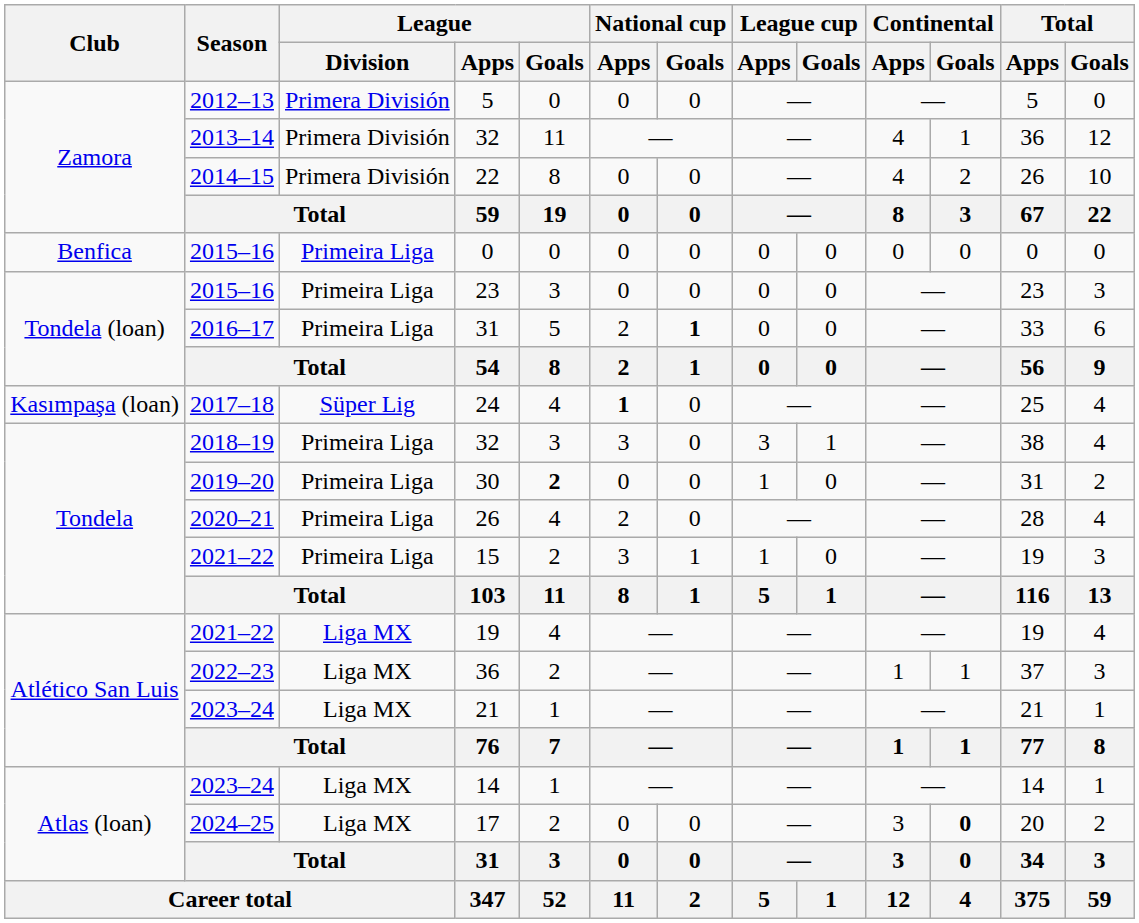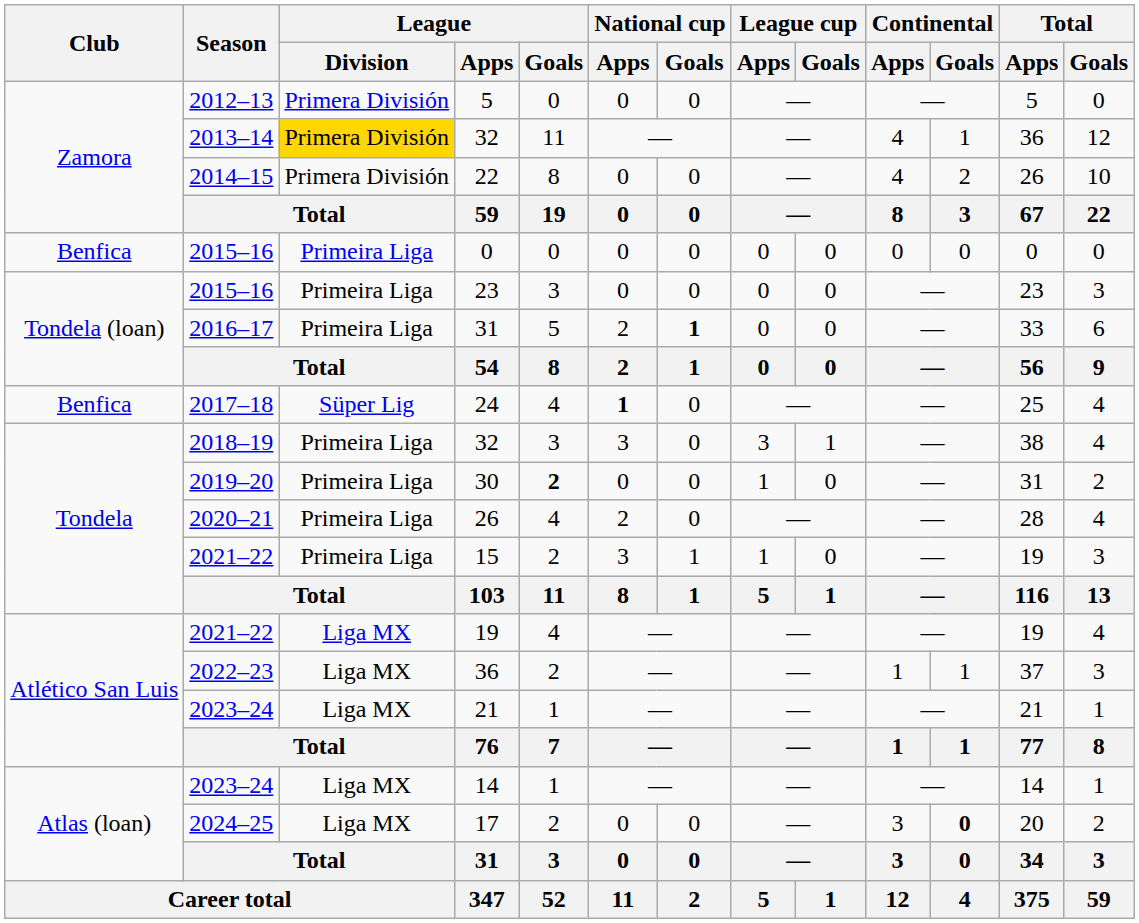(367, 137) no background -> (367, 137) gold background
(95, 404) Kasımpaşa (loan) -> (94, 404) Benfica
